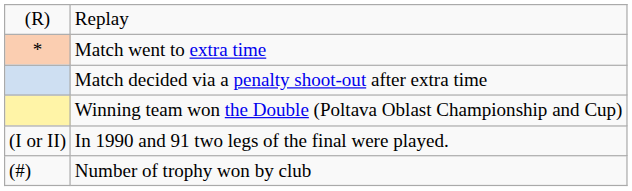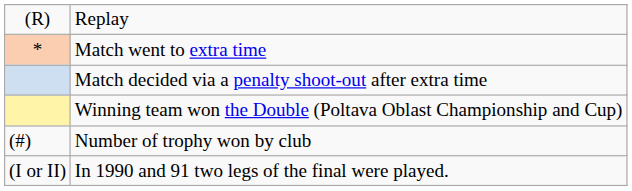rows swapped: (262, 140) <-> (193, 170)
